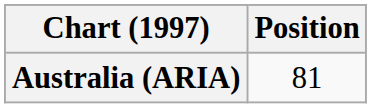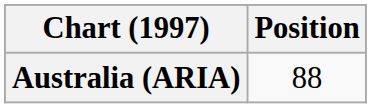(307, 77) 81 -> (307, 77) 88
